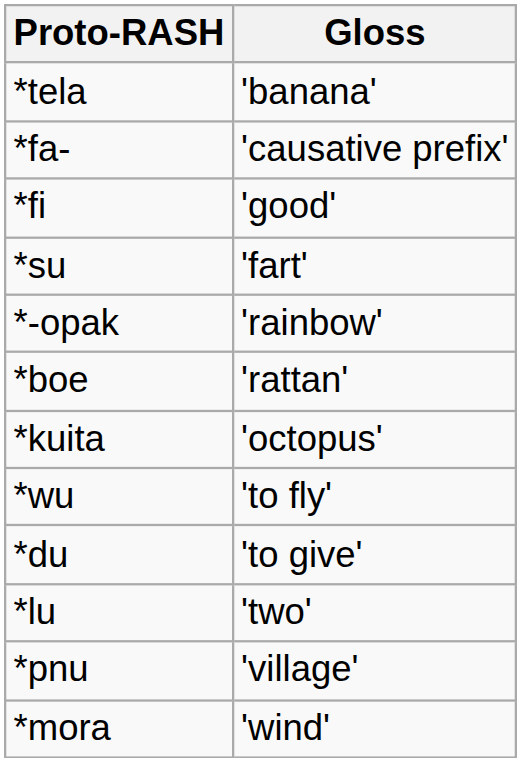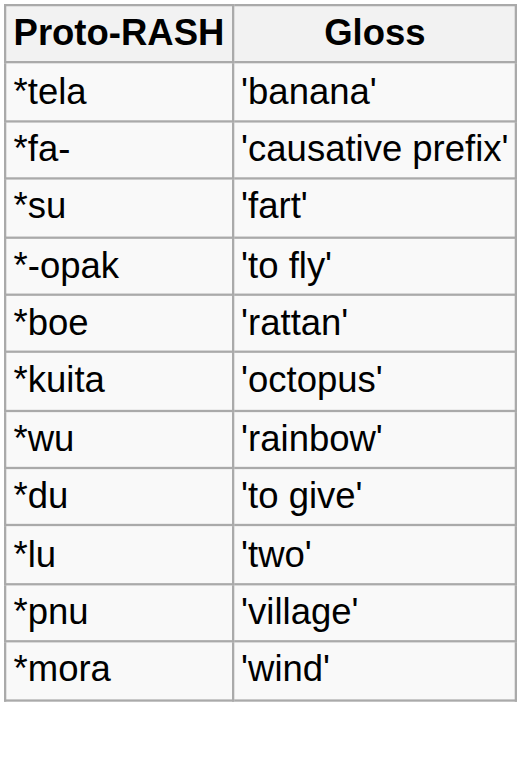- row: (30, 206)
(312, 322) 'rainbow' -> (287, 264) 'to fly'
(287, 496) 'to fly' -> (312, 438) 'rainbow'
